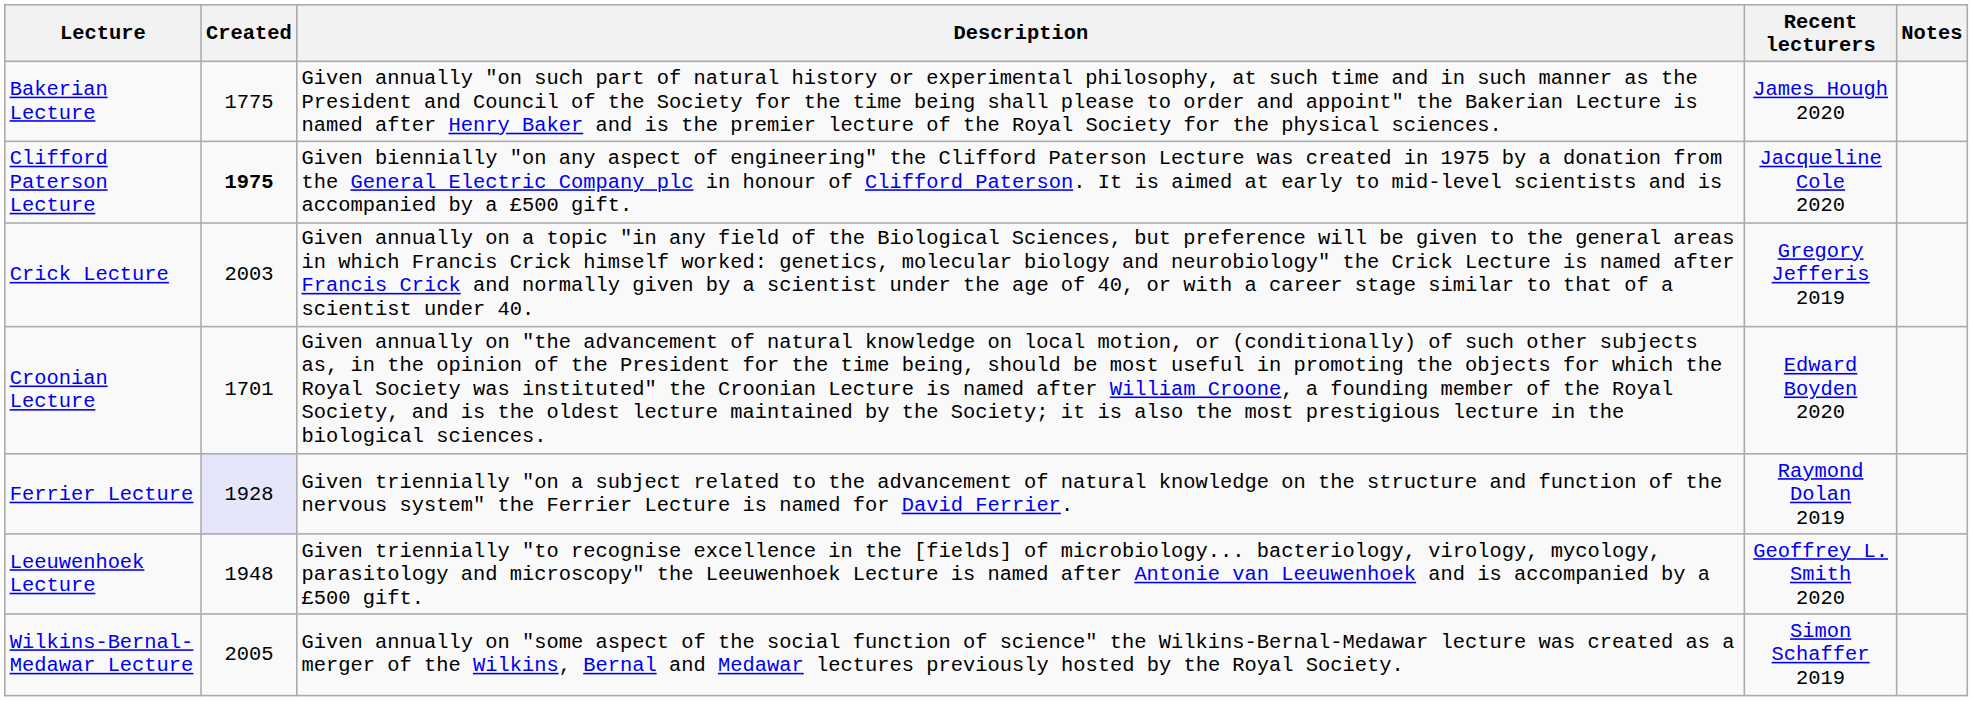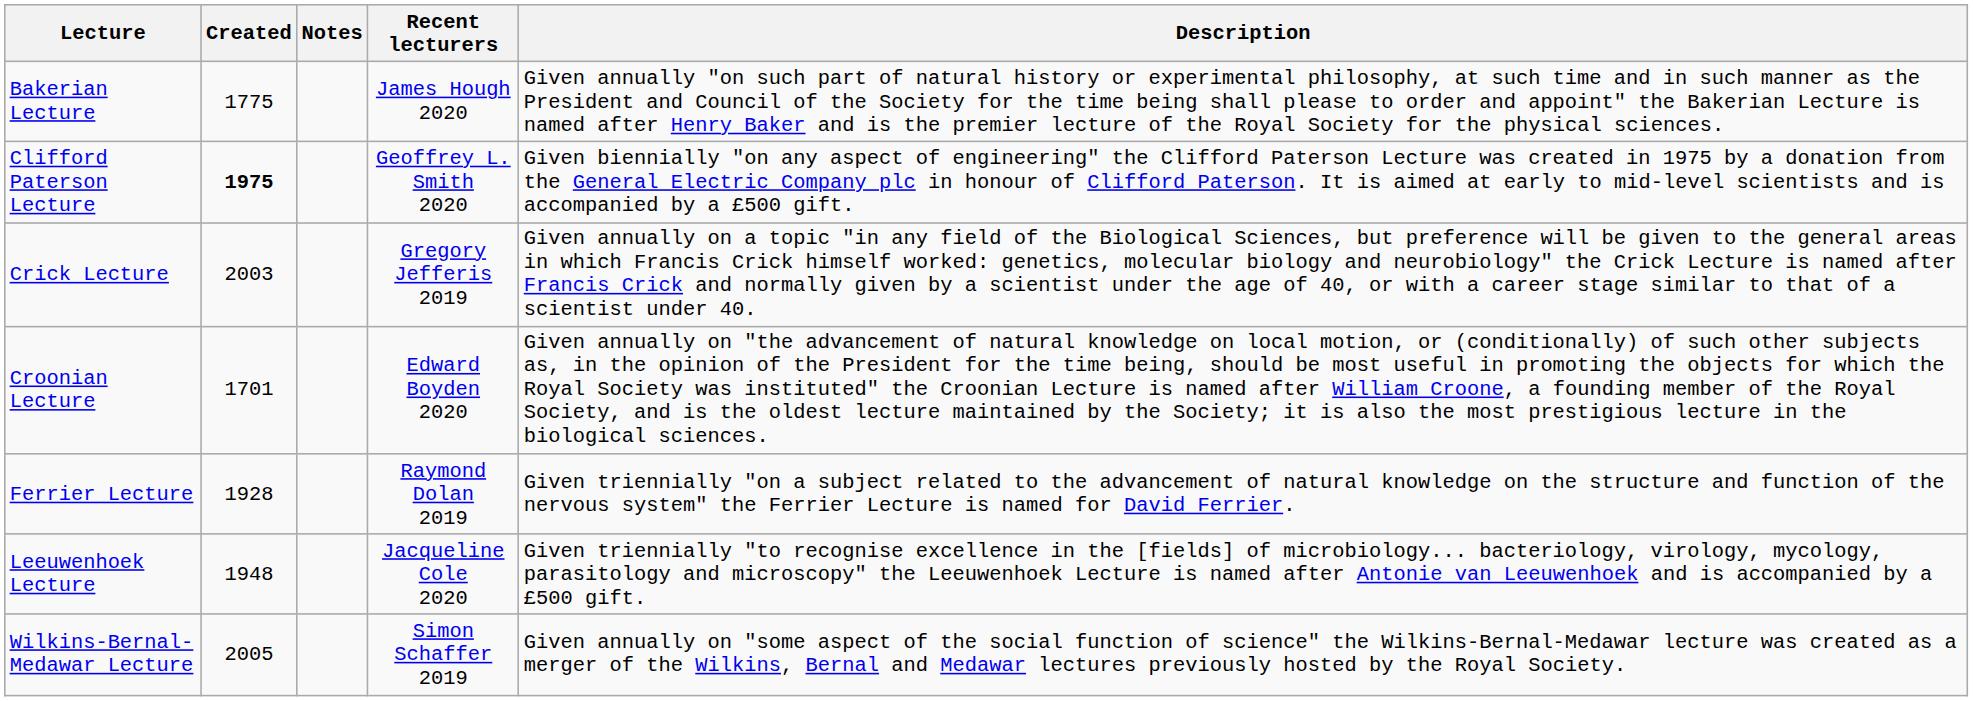columns swapped: (1021, 33) <-> (1932, 33)
(1821, 182) Jacqueline Cole 2020 -> (443, 182) Geoffrey L. Smith 2020
(249, 494) lavender background -> (249, 494) no background
(1821, 574) Geoffrey L. Smith 2020 -> (443, 574) Jacqueline Cole 2020
